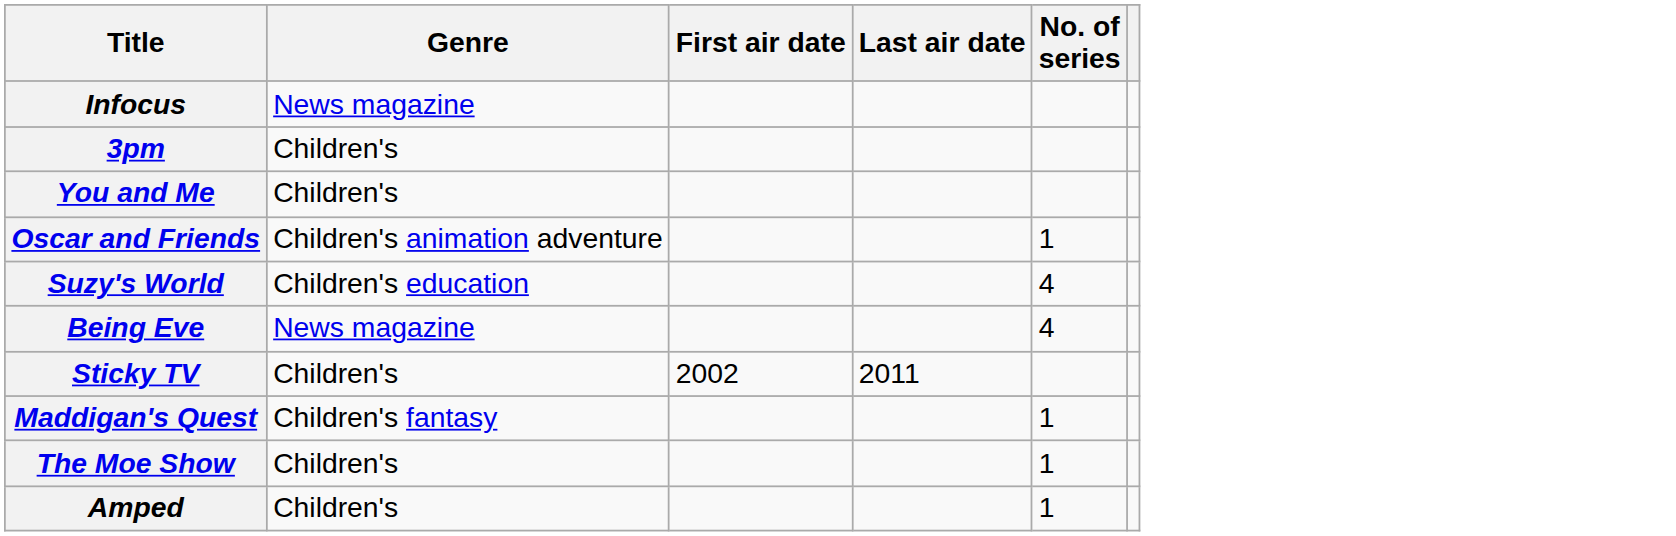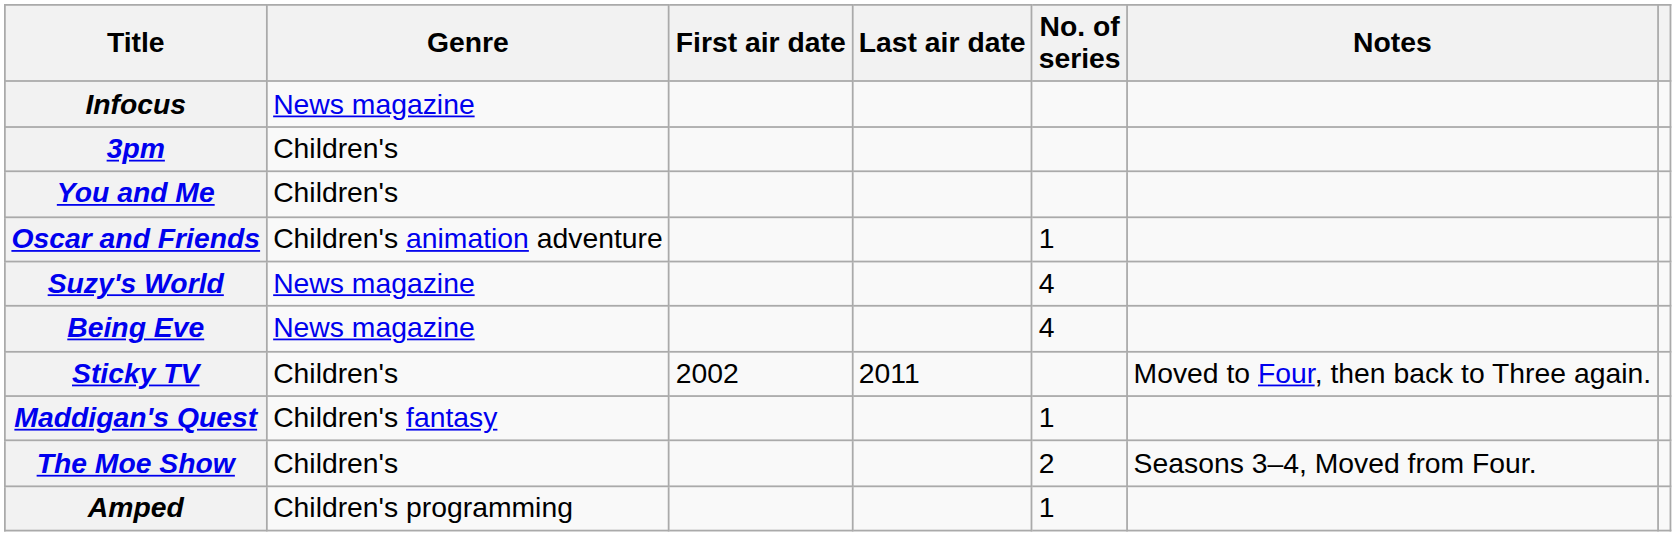+ column: (1392, 42)
(401, 283) Children's education -> (374, 283) News magazine
(1047, 463) 1 -> (1047, 463) 2
(336, 507) Children's -> (423, 507) Children's programming
